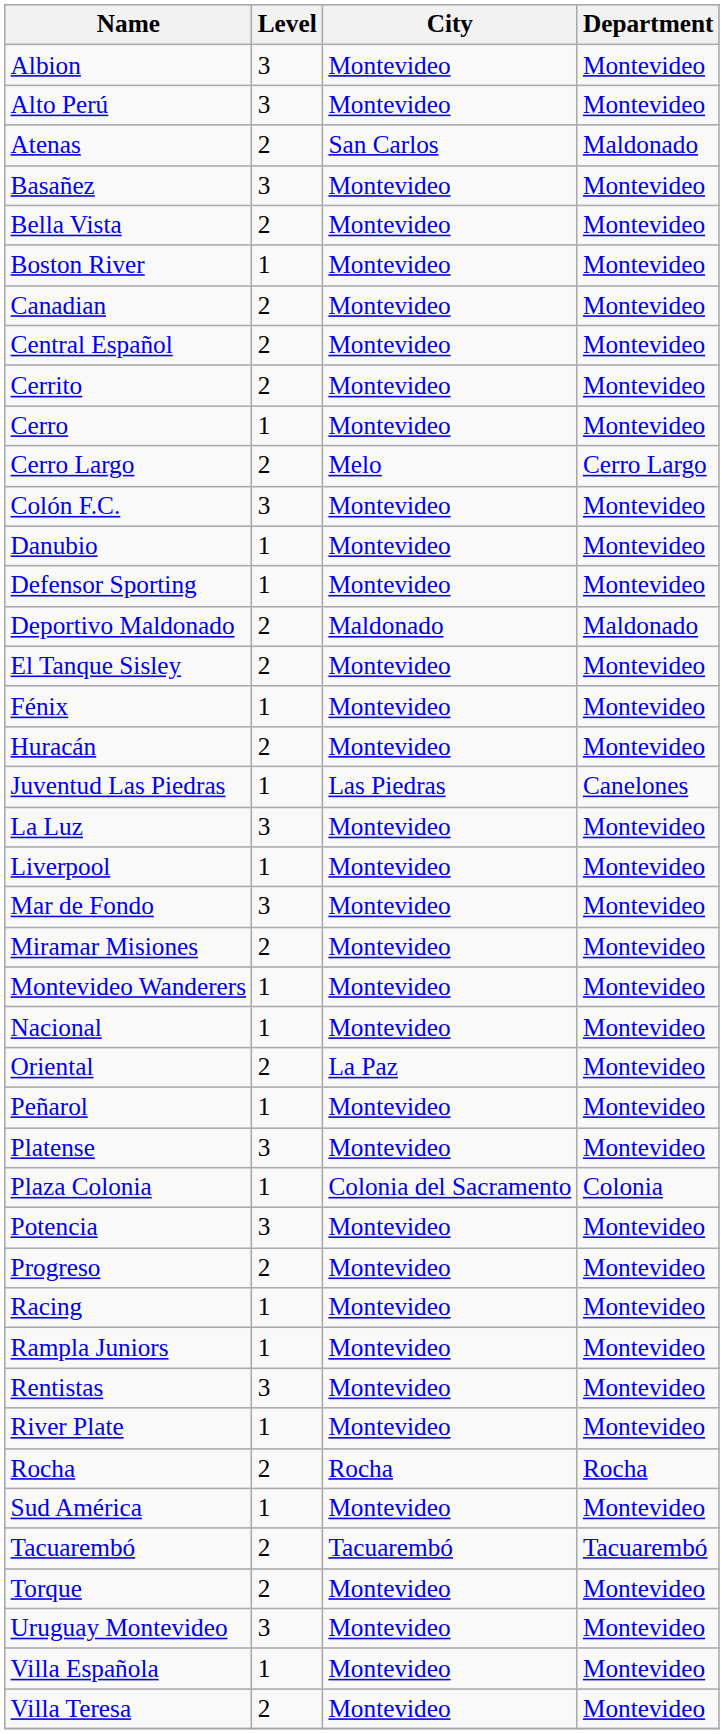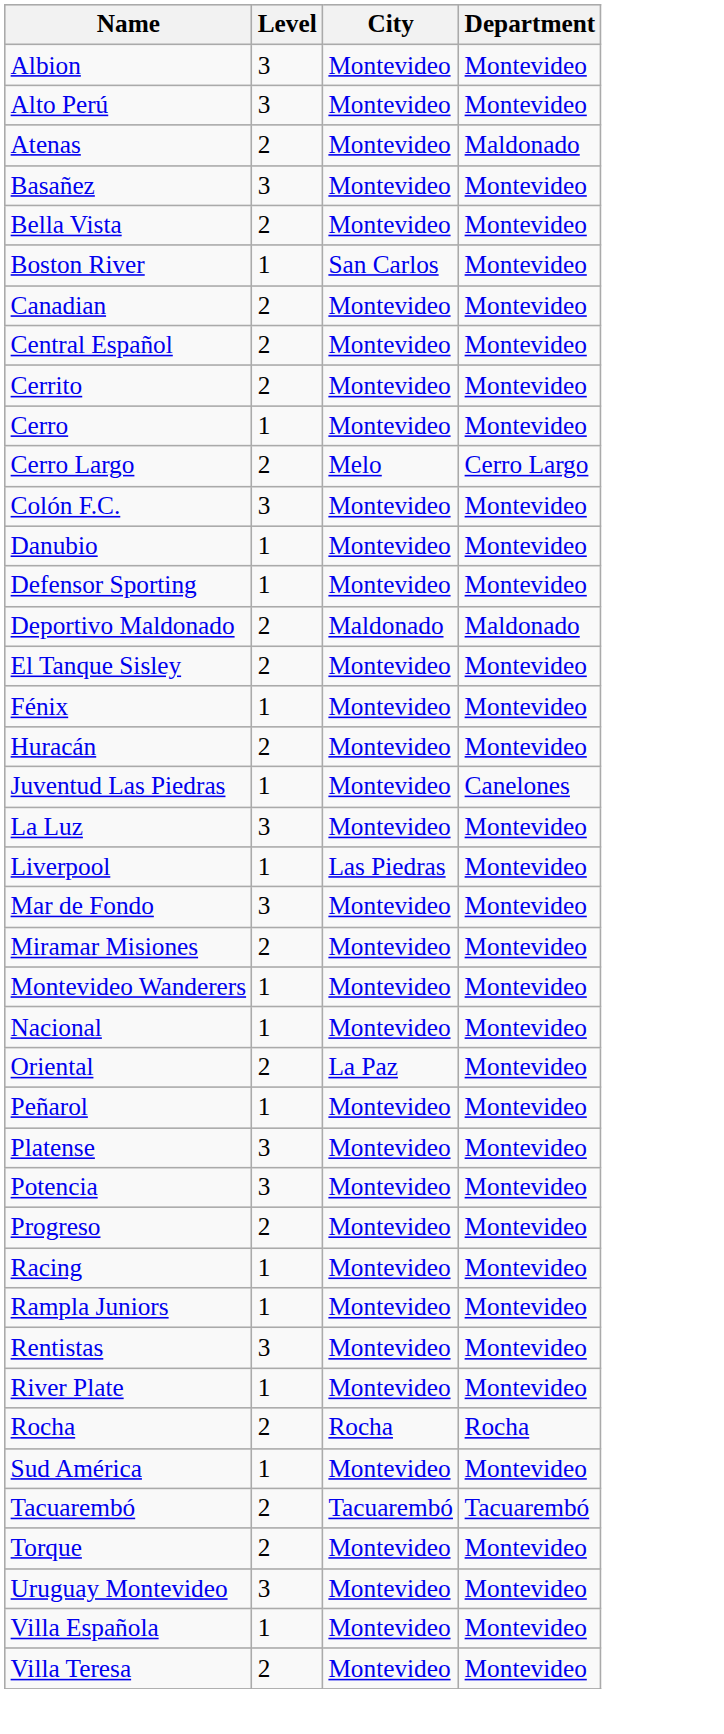(384, 144) San Carlos -> (389, 144) Montevideo
(389, 265) Montevideo -> (384, 265) San Carlos
(387, 786) Las Piedras -> (389, 786) Montevideo
(389, 866) Montevideo -> (387, 866) Las Piedras
- row: (81, 1187)
